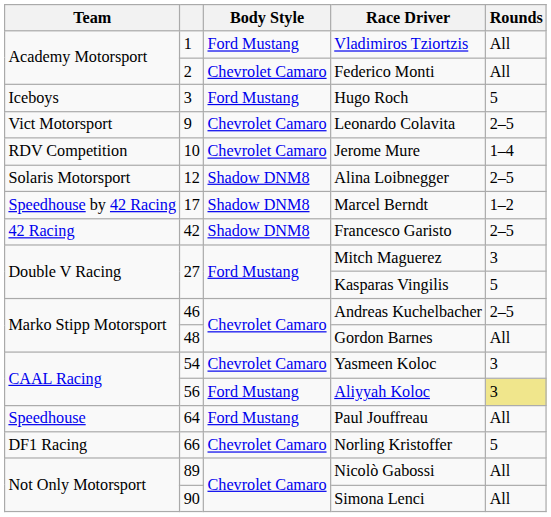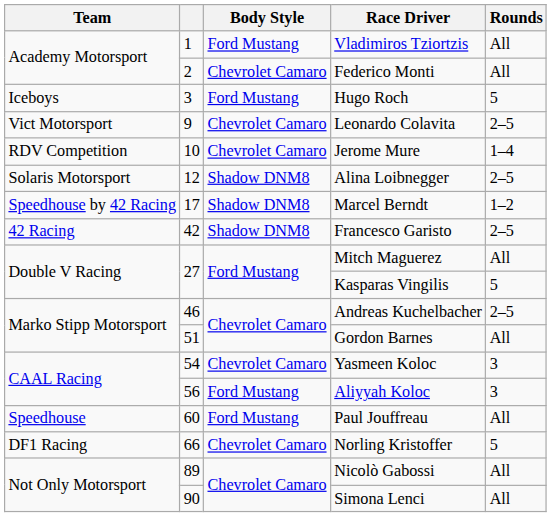(494, 257) 3 -> (500, 257) All
(192, 337) 48 -> (192, 337) 51
(494, 391) khaki background -> (494, 391) no background
(192, 417) 64 -> (192, 417) 60
